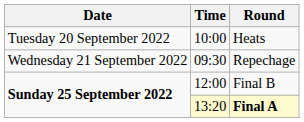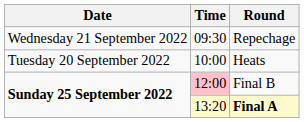rows swapped: (249, 38) <-> (264, 60)
(210, 83) no background -> (210, 83) pink background
